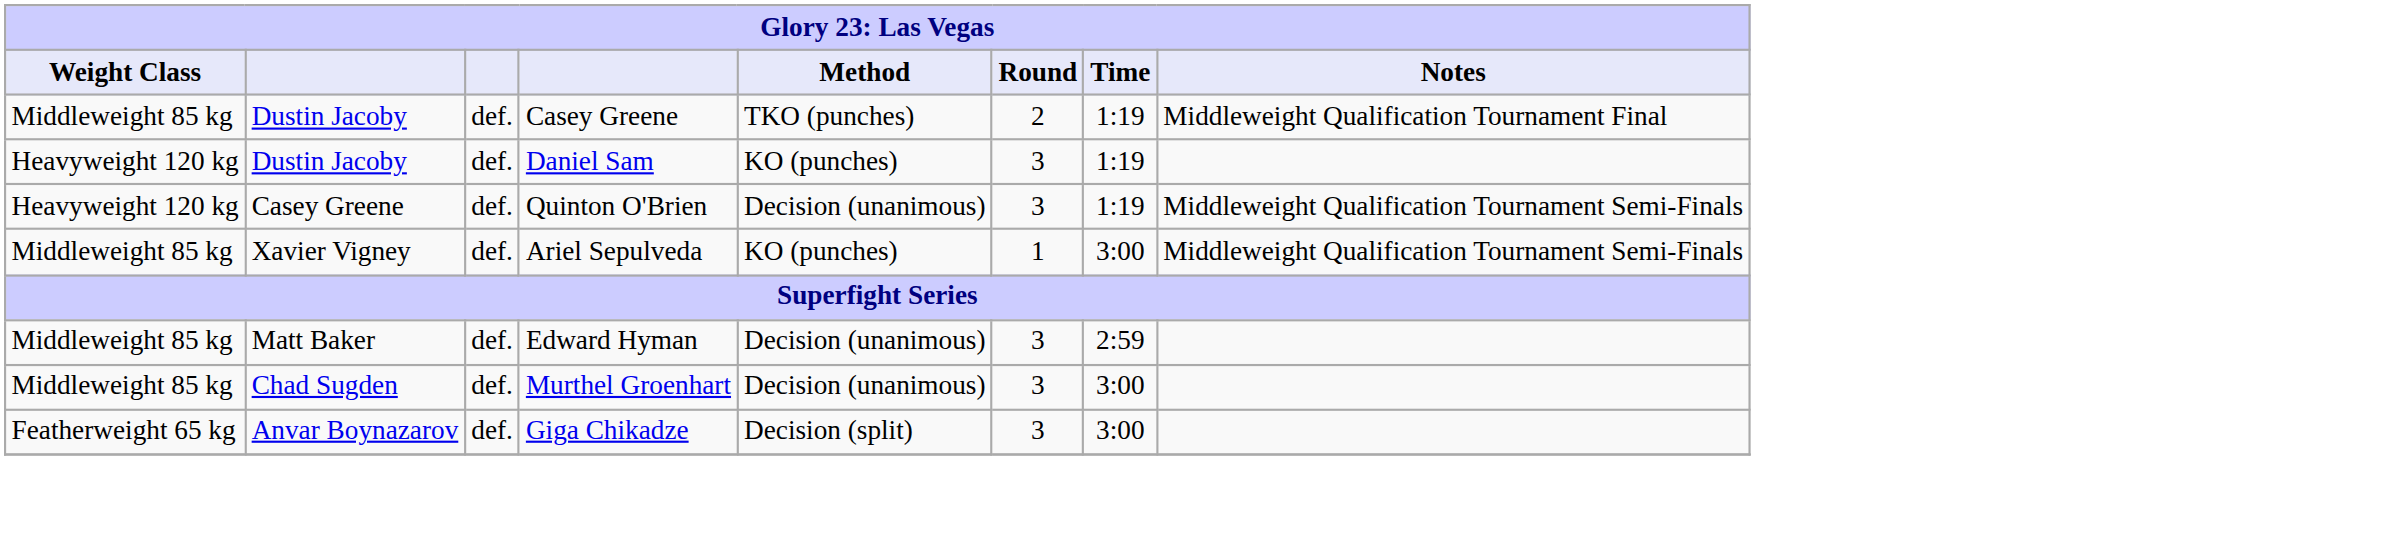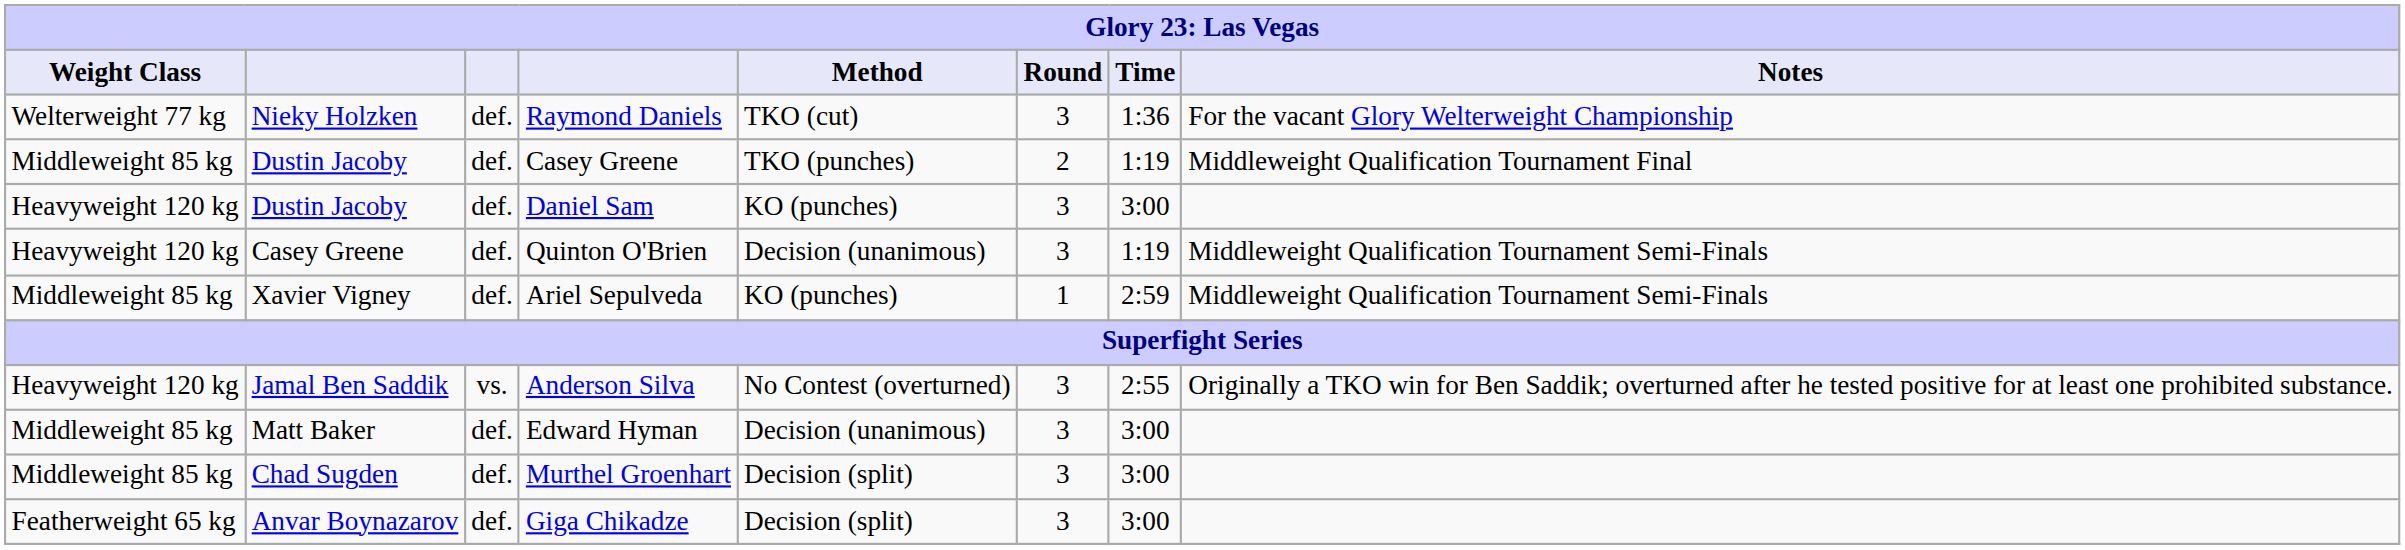+ row: (624, 116)
(1120, 161) 1:19 -> (1145, 206) 3:00
(1120, 251) 3:00 -> (1145, 296) 2:59
+ row: (610, 386)
(1120, 341) 2:59 -> (1145, 431) 3:00
(865, 386) Decision (unanimous) -> (828, 476) Decision (split)
